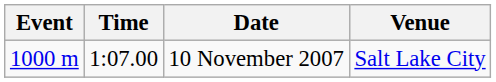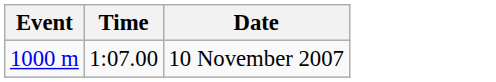- column: (420, 22)
